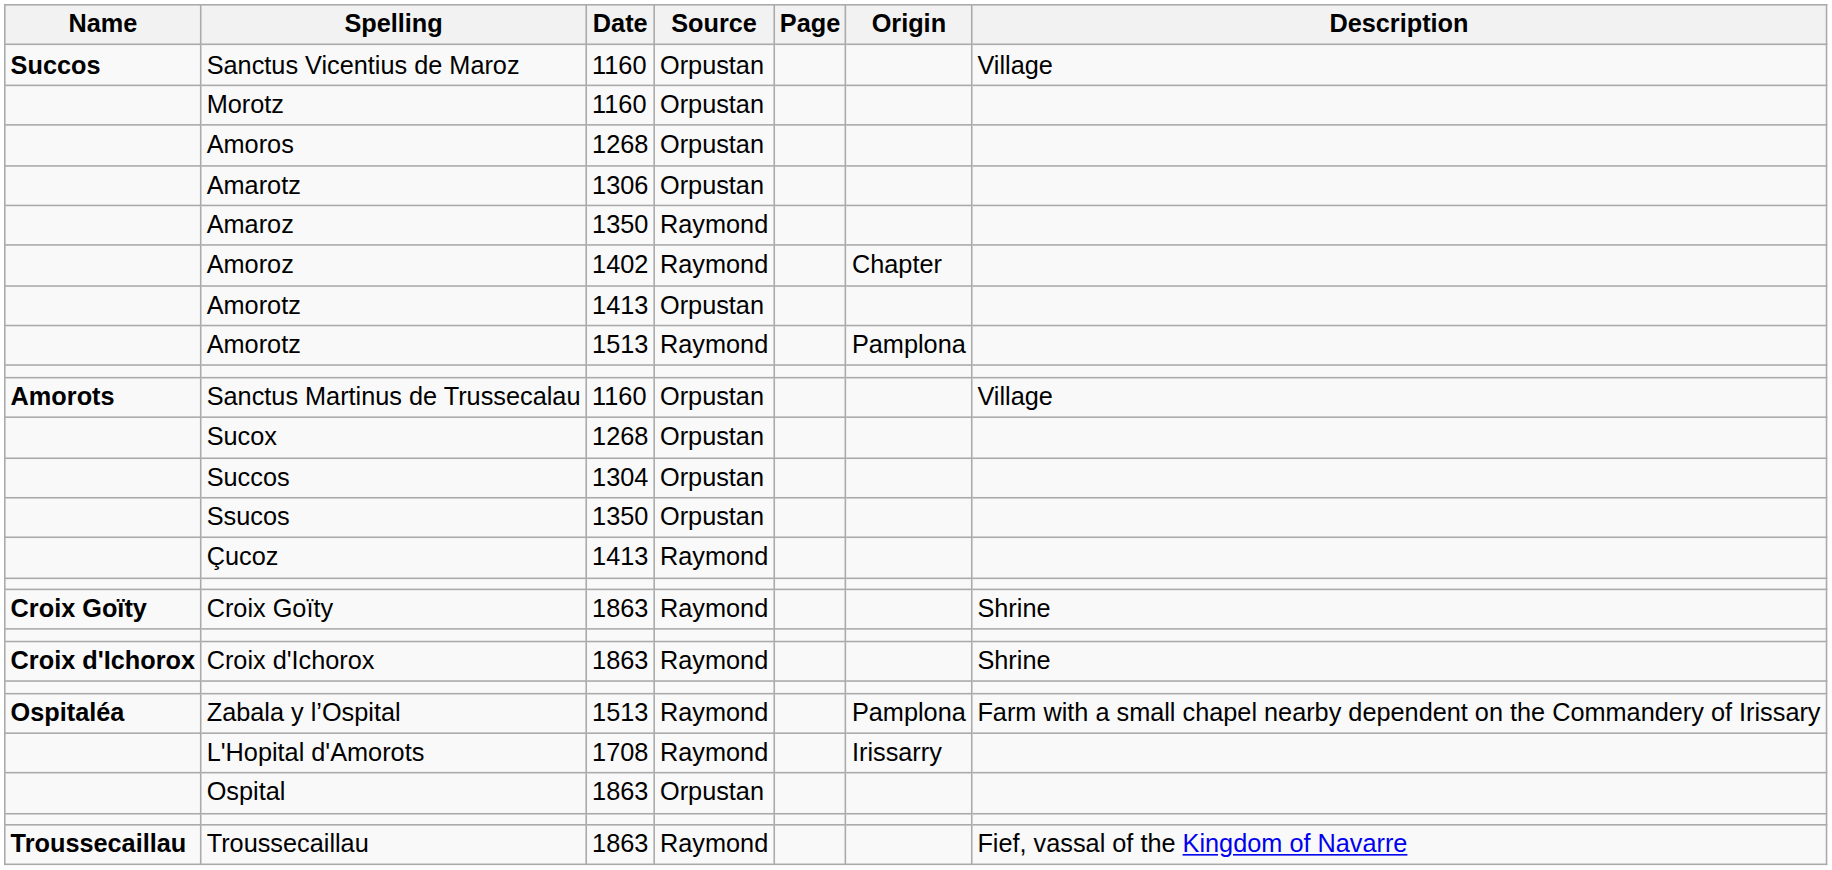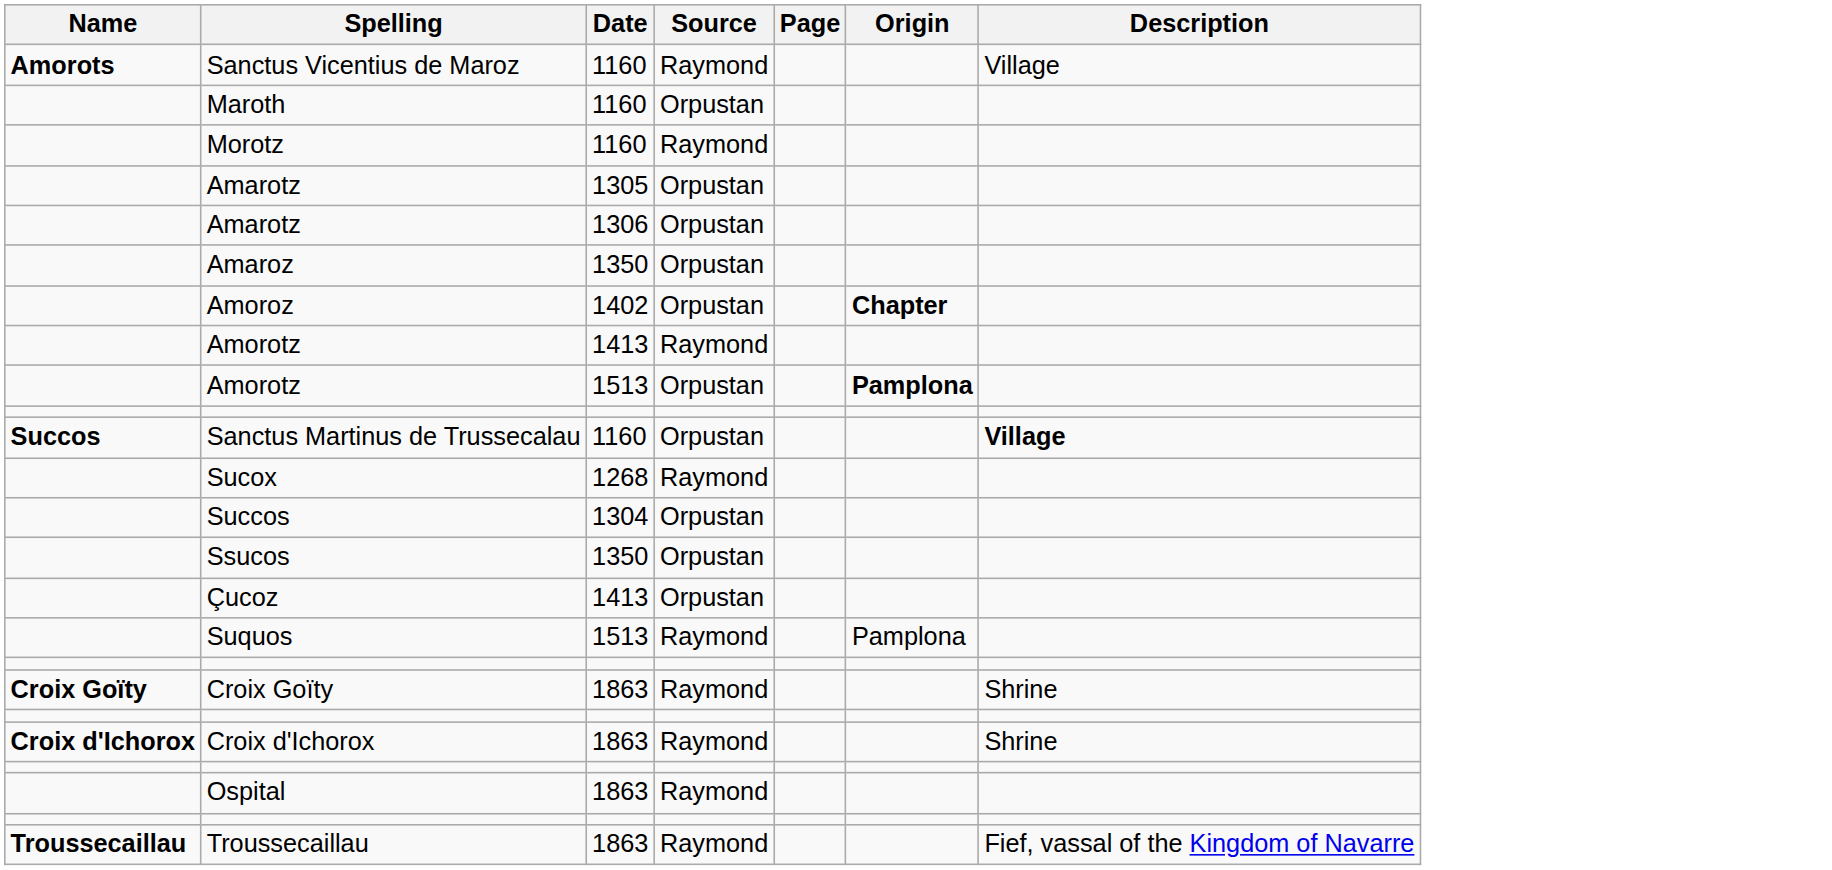(56, 64) Succos -> (63, 64) Amorots
(712, 64) Orpustan -> (714, 64) Raymond
+ row: (246, 104)
(712, 104) Orpustan -> (714, 144) Raymond
- row: (250, 144)
+ row: (254, 184)
(714, 225) Raymond -> (712, 265) Orpustan
(714, 265) Raymond -> (712, 305) Orpustan
(897, 265) normal -> (900, 305) bold
(712, 305) Orpustan -> (714, 345) Raymond
(714, 345) Raymond -> (712, 385) Orpustan
(909, 345) normal -> (912, 385) bold
(63, 397) Amorots -> (56, 437) Succos
(1015, 397) normal -> (1025, 437) bold
(712, 437) Orpustan -> (714, 477) Raymond
(714, 557) Raymond -> (712, 597) Orpustan
+ row: (250, 637)
- row: (304, 712)
- row: (315, 752)
(712, 792) Orpustan -> (714, 792) Raymond
